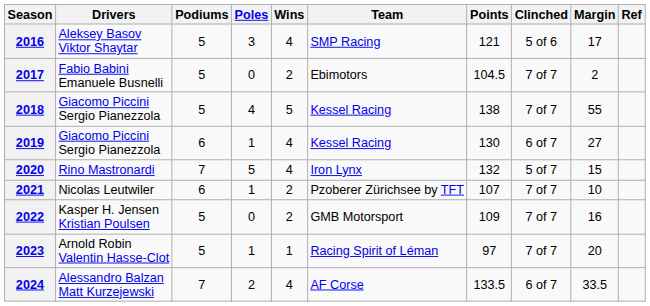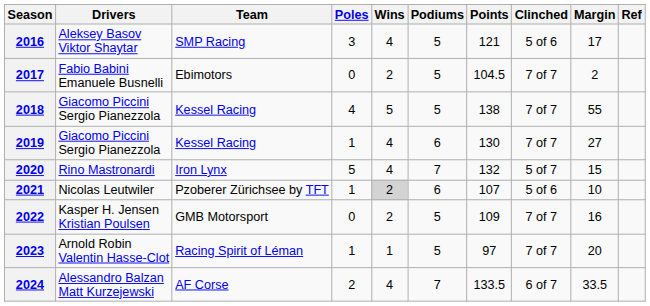columns swapped: (387, 14) <-> (202, 14)
(541, 143) 6 of 7 -> (541, 143) 7 of 7
(289, 189) no background -> (390, 189) lightgrey background
(541, 189) 7 of 7 -> (541, 189) 5 of 6
